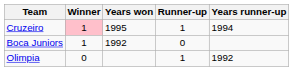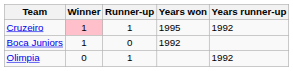columns swapped: (182, 12) <-> (129, 12)
(222, 27) 1994 -> (222, 27) 1992
